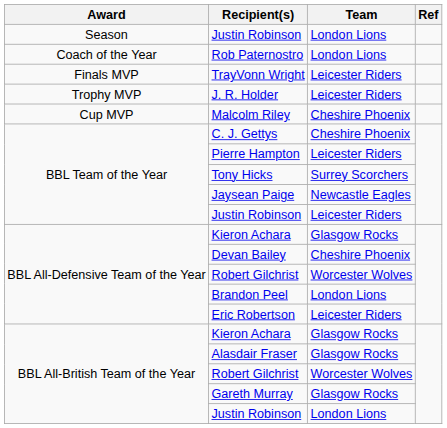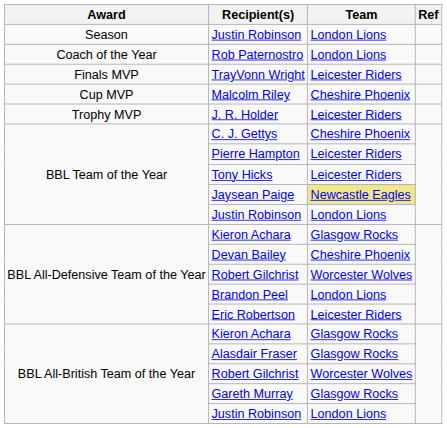rows swapped: (107, 94) <-> (107, 114)
(359, 174) Surrey Scorchers -> (356, 174) Leicester Riders
(361, 194) no background -> (361, 194) khaki background
(356, 214) Leicester Riders -> (348, 214) London Lions
